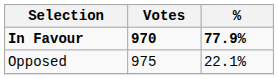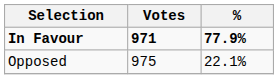(144, 39) 970 -> (144, 39) 971
